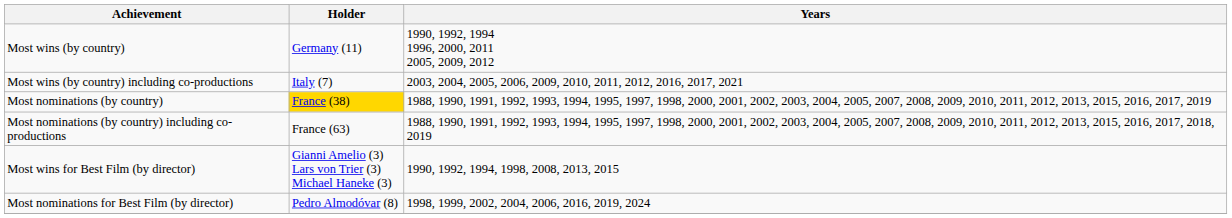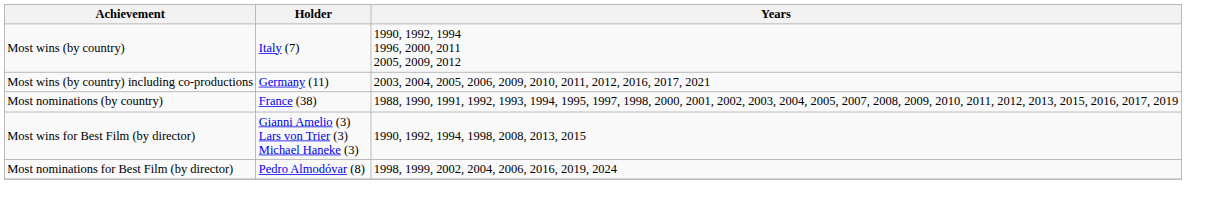(327, 48) Germany (11) -> (279, 48) Italy (7)
(312, 82) Italy (7) -> (294, 82) Germany (11)
(321, 101) gold background -> (288, 101) no background
- row: (120, 128)
